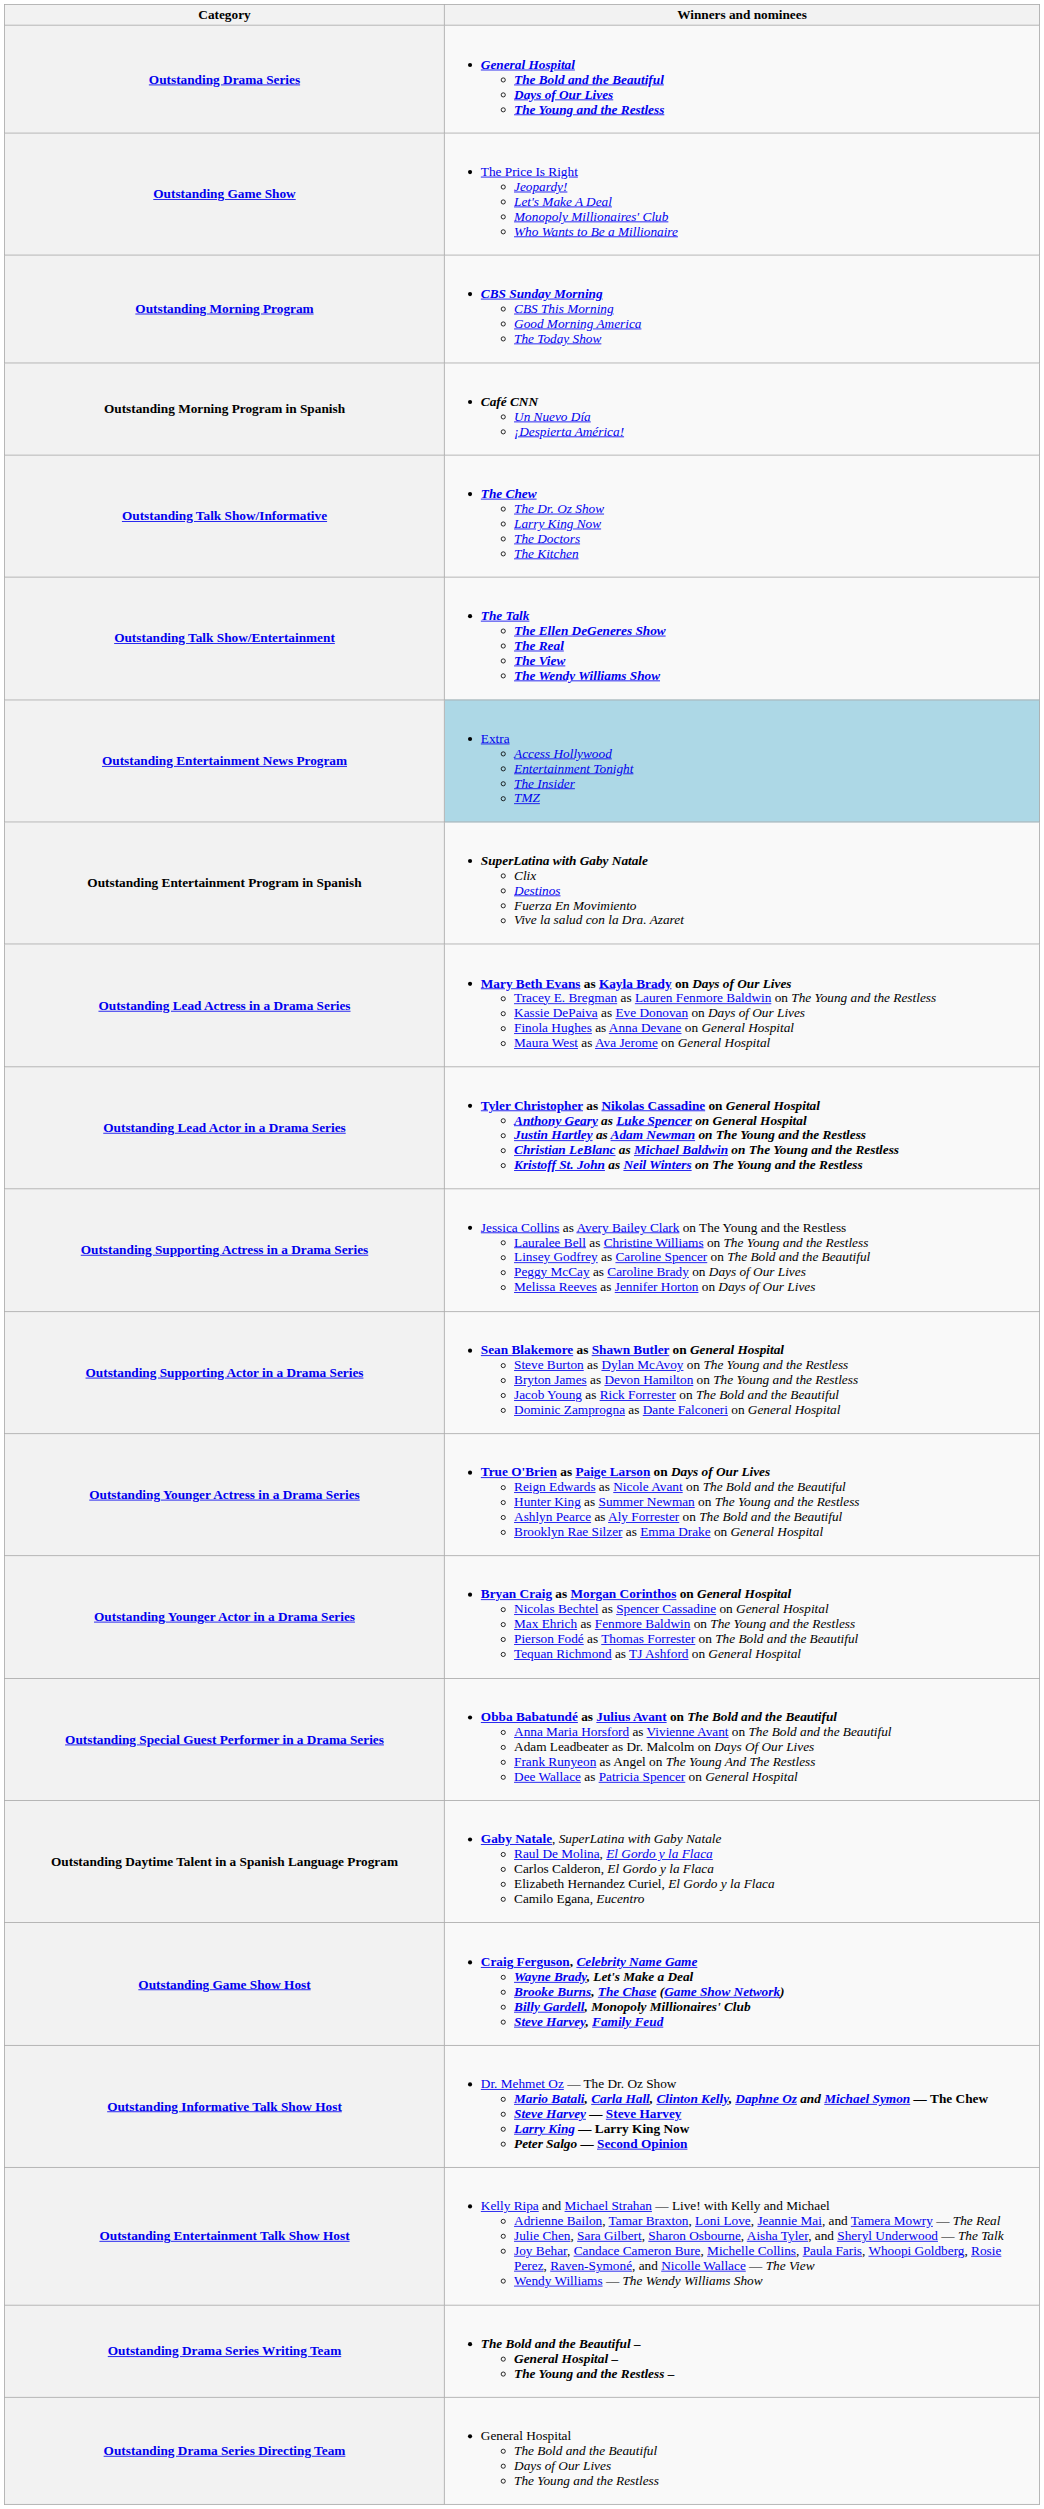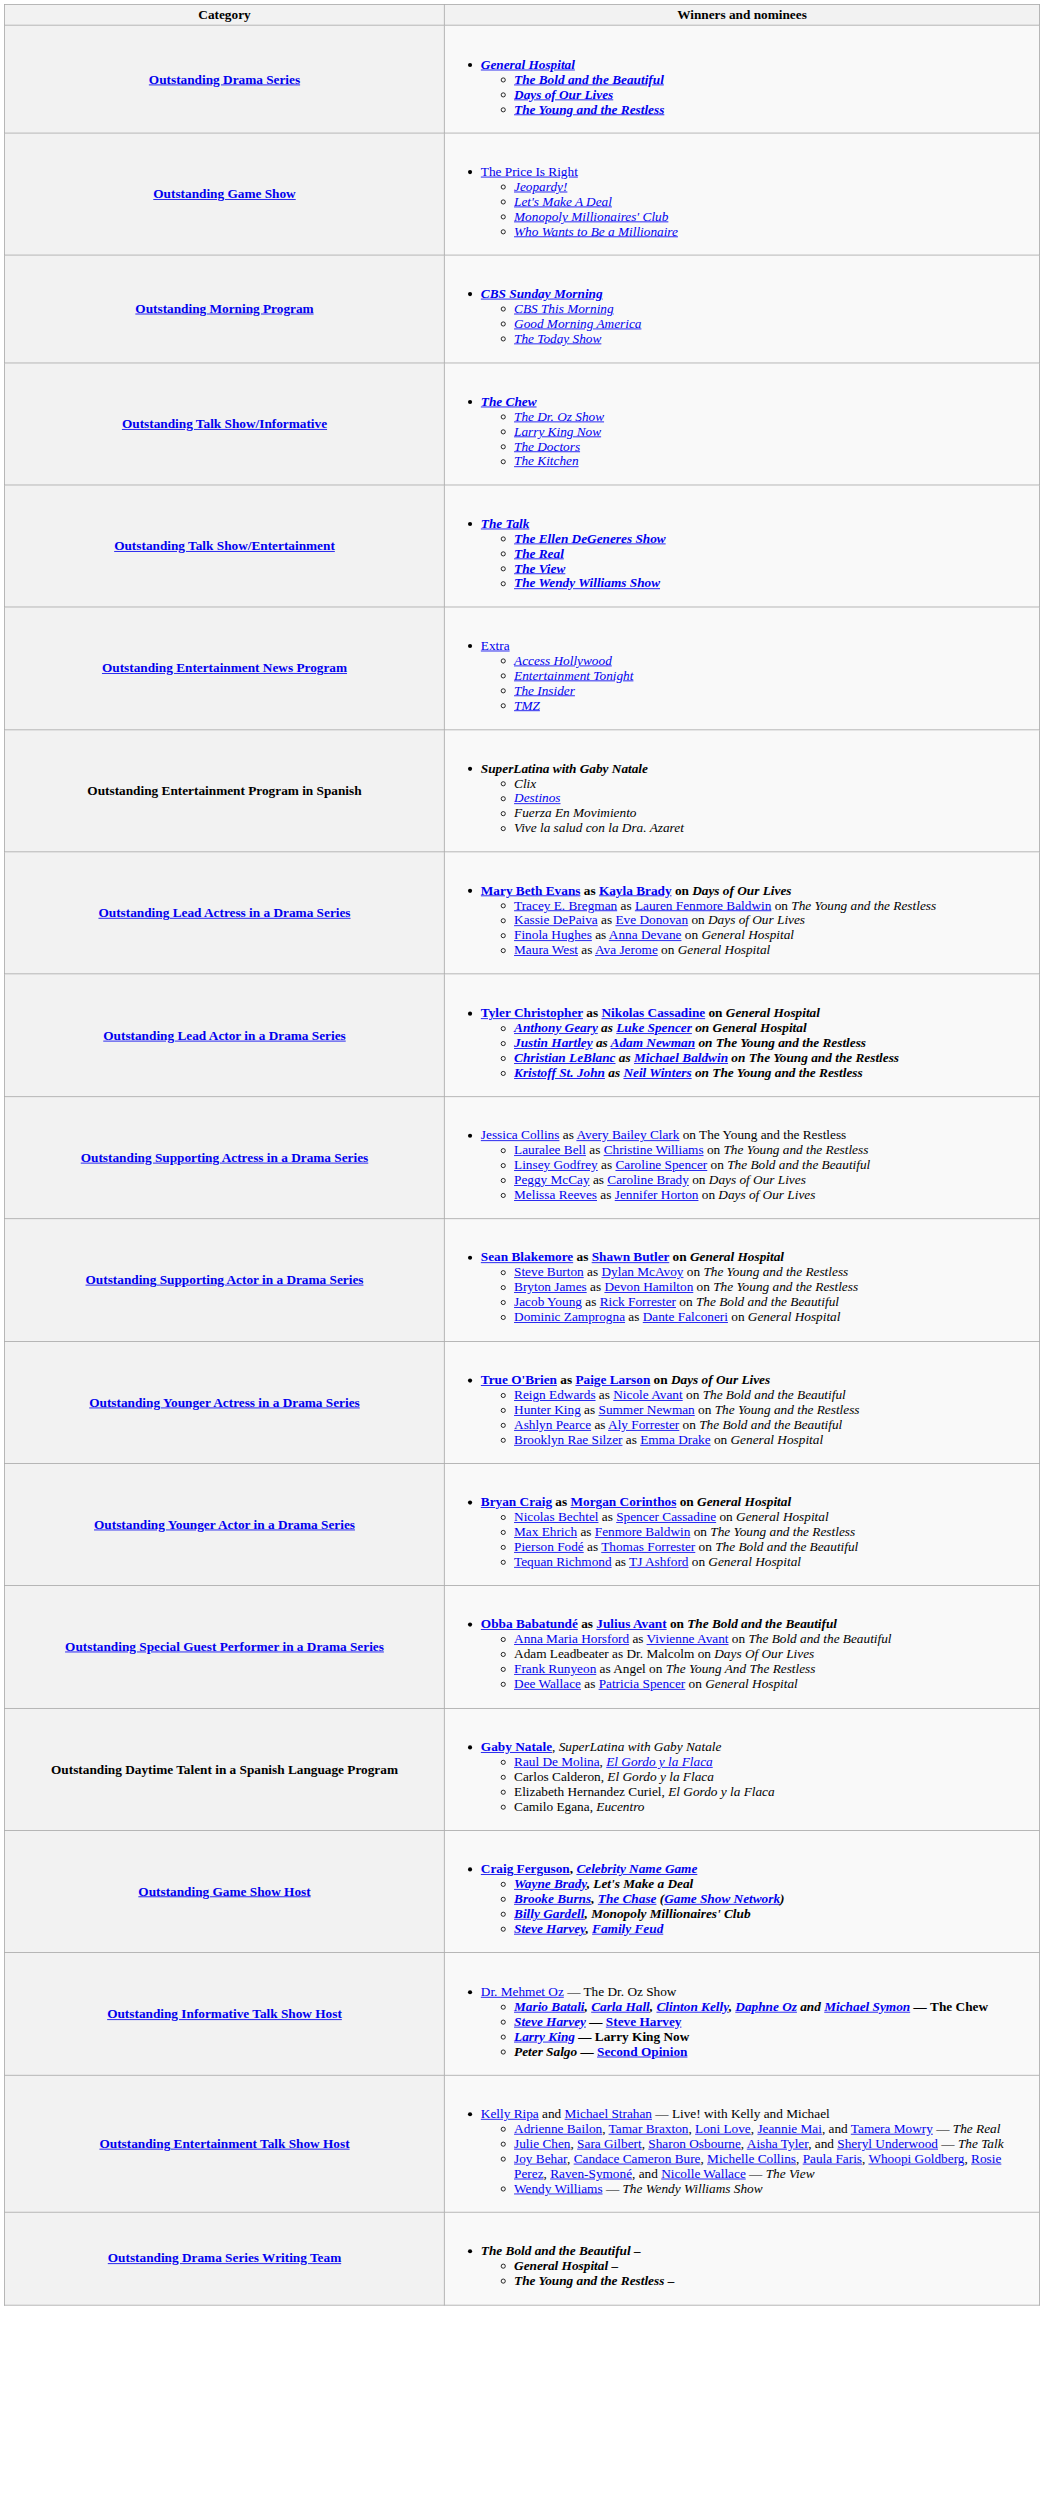- row: (224, 408)
(742, 768) lightblue background -> (742, 676) no background
- row: (224, 2450)
